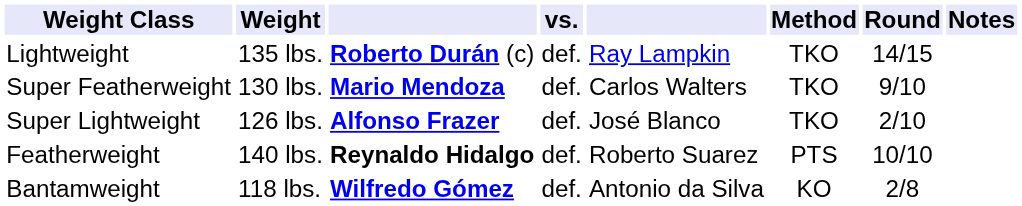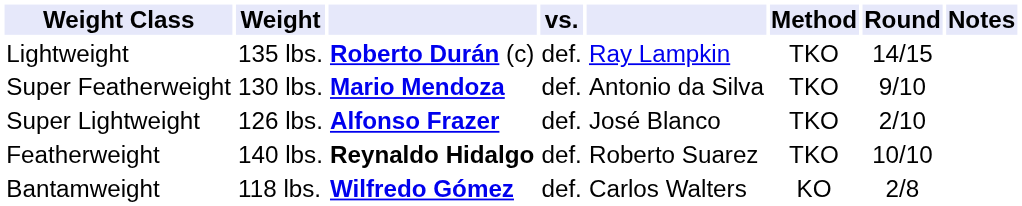(668, 87) Carlos Walters -> (676, 87) Antonio da Silva
(814, 155) PTS -> (814, 155) TKO
(676, 189) Antonio da Silva -> (668, 189) Carlos Walters
